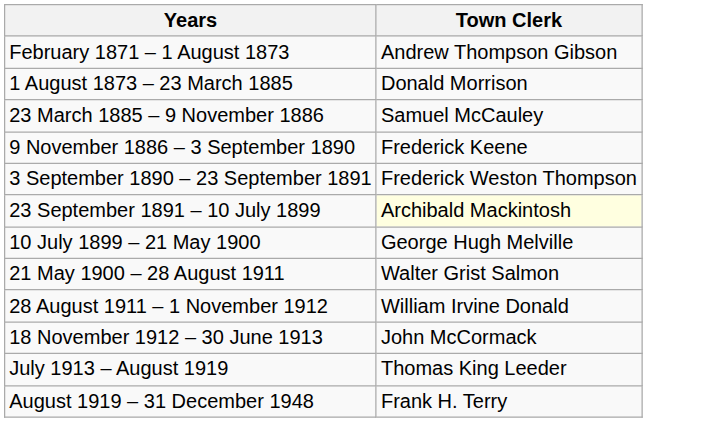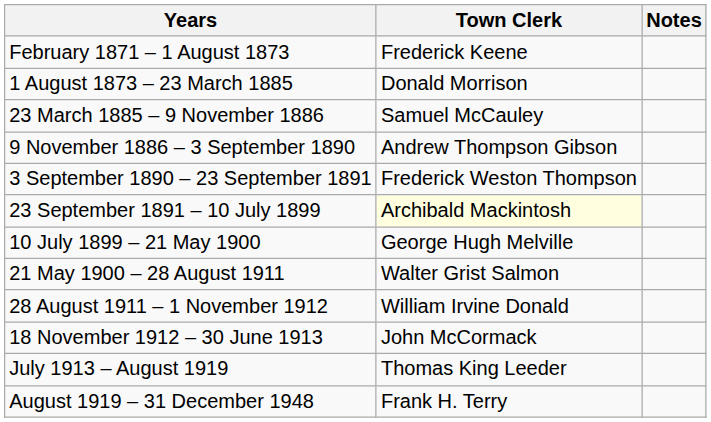+ column: (674, 20)
(499, 52) Andrew Thompson Gibson -> (454, 52) Frederick Keene
(454, 147) Frederick Keene -> (499, 147) Andrew Thompson Gibson
